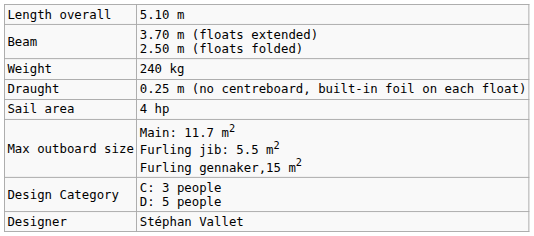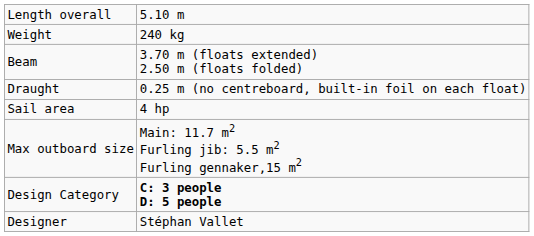rows swapped: (22, 42) <-> (30, 69)
(181, 195) normal -> (181, 195) bold
